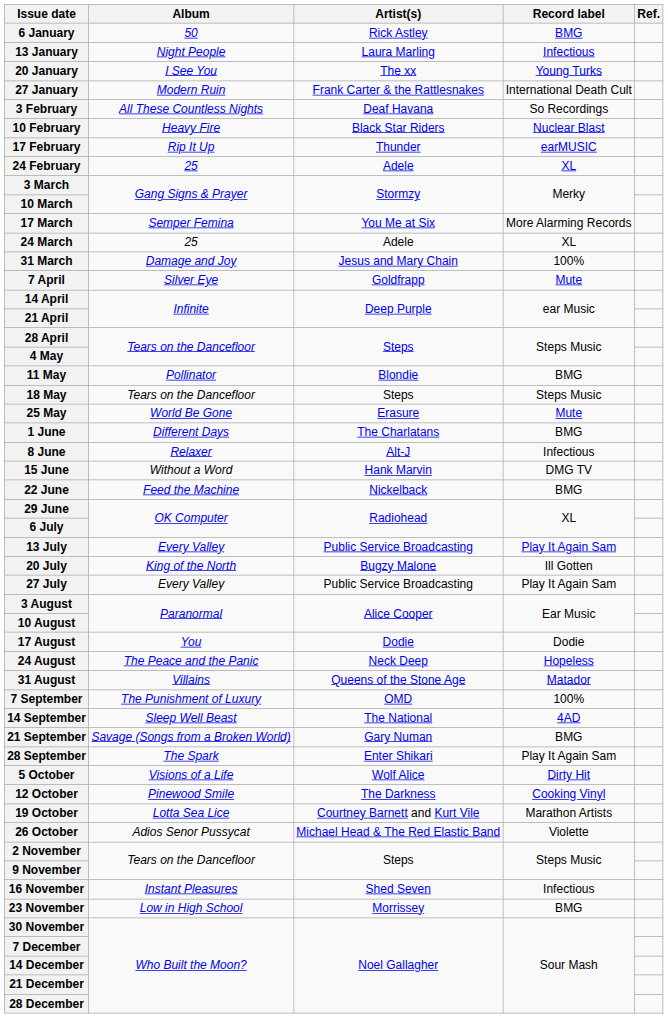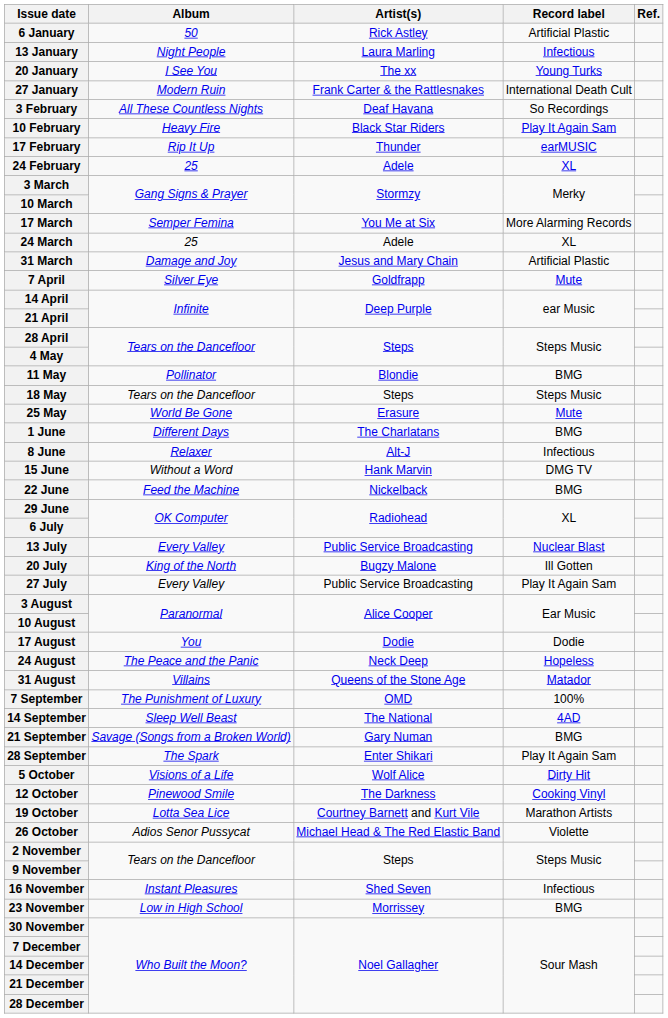(569, 33) BMG -> (569, 33) Artificial Plastic
(569, 128) Nuclear Blast -> (569, 128) Play It Again Sam
(569, 261) 100% -> (569, 261) Artificial Plastic
(569, 546) Play It Again Sam -> (569, 546) Nuclear Blast
